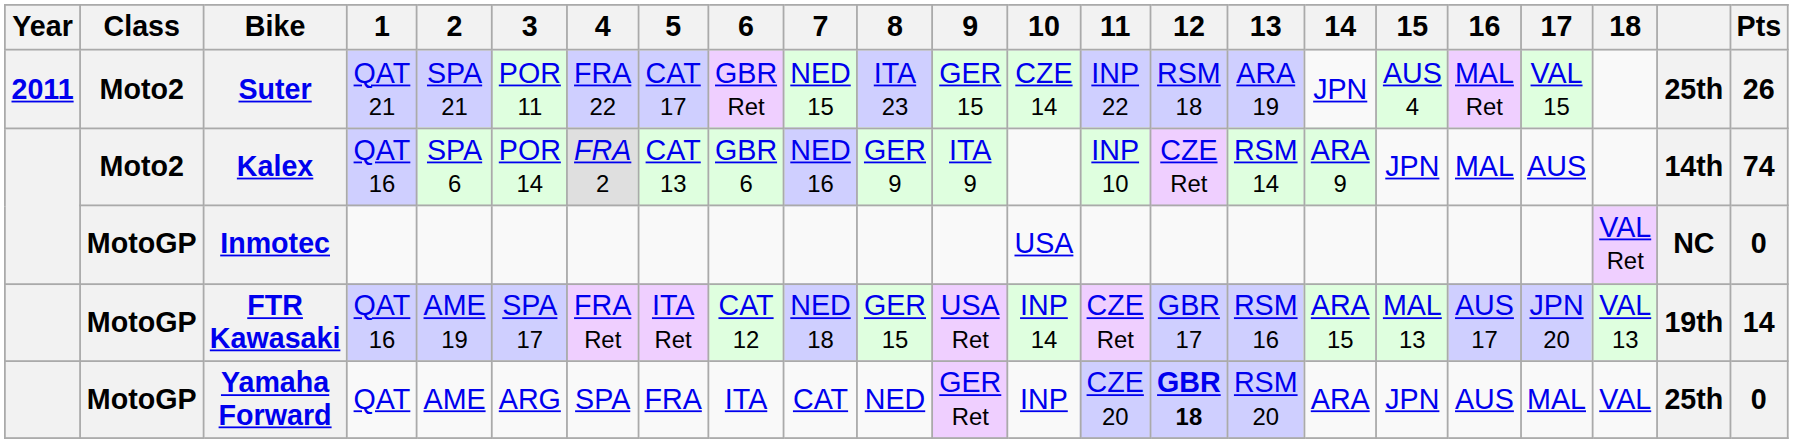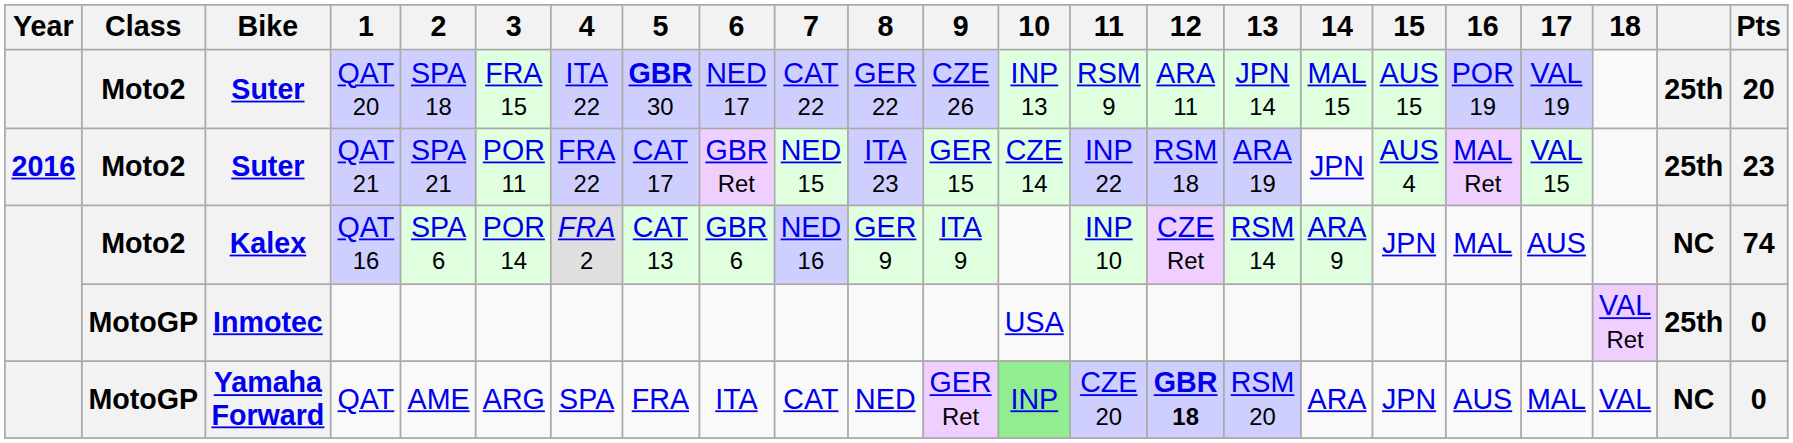+ row: (268, 88)
(43, 88) 2011 -> (43, 166) 2016
(1759, 88) 26 -> (1759, 166) 23
(1694, 166) 14th -> (1694, 244) NC
(1694, 244) NC -> (1694, 321) 25th
- row: (275, 321)
(1044, 399) no background -> (1034, 399) lightgreen background
(1694, 399) 25th -> (1694, 399) NC
